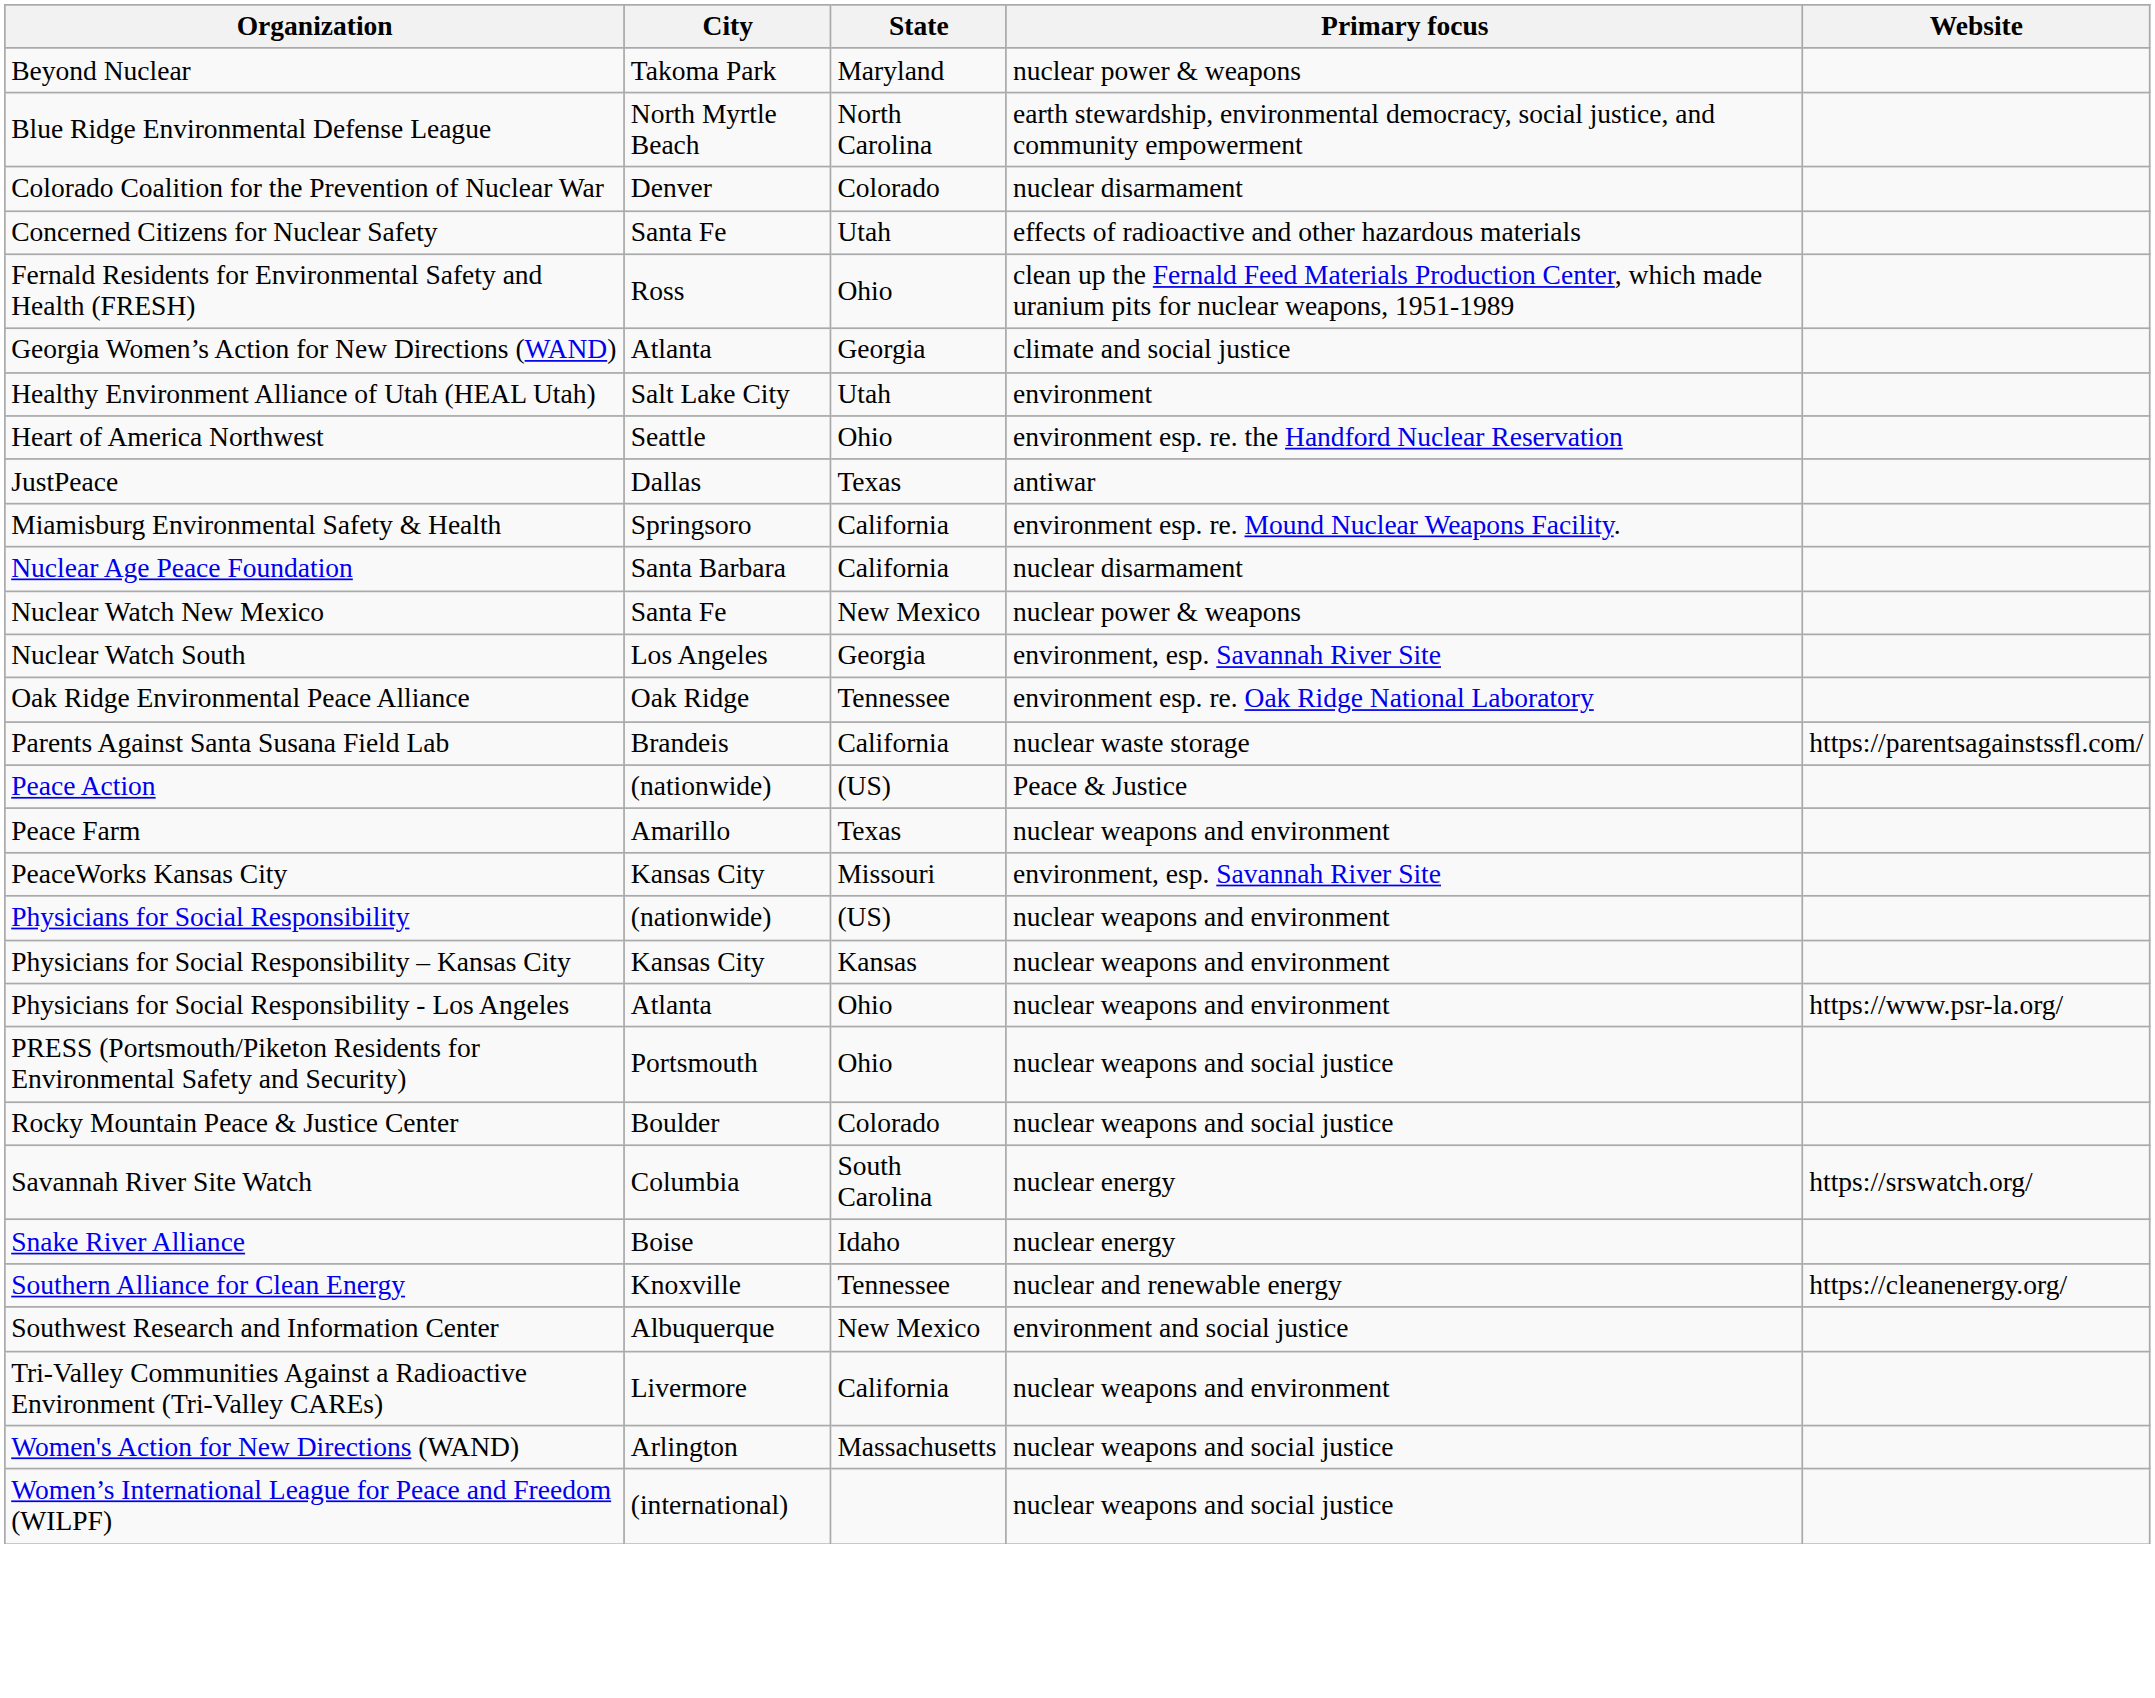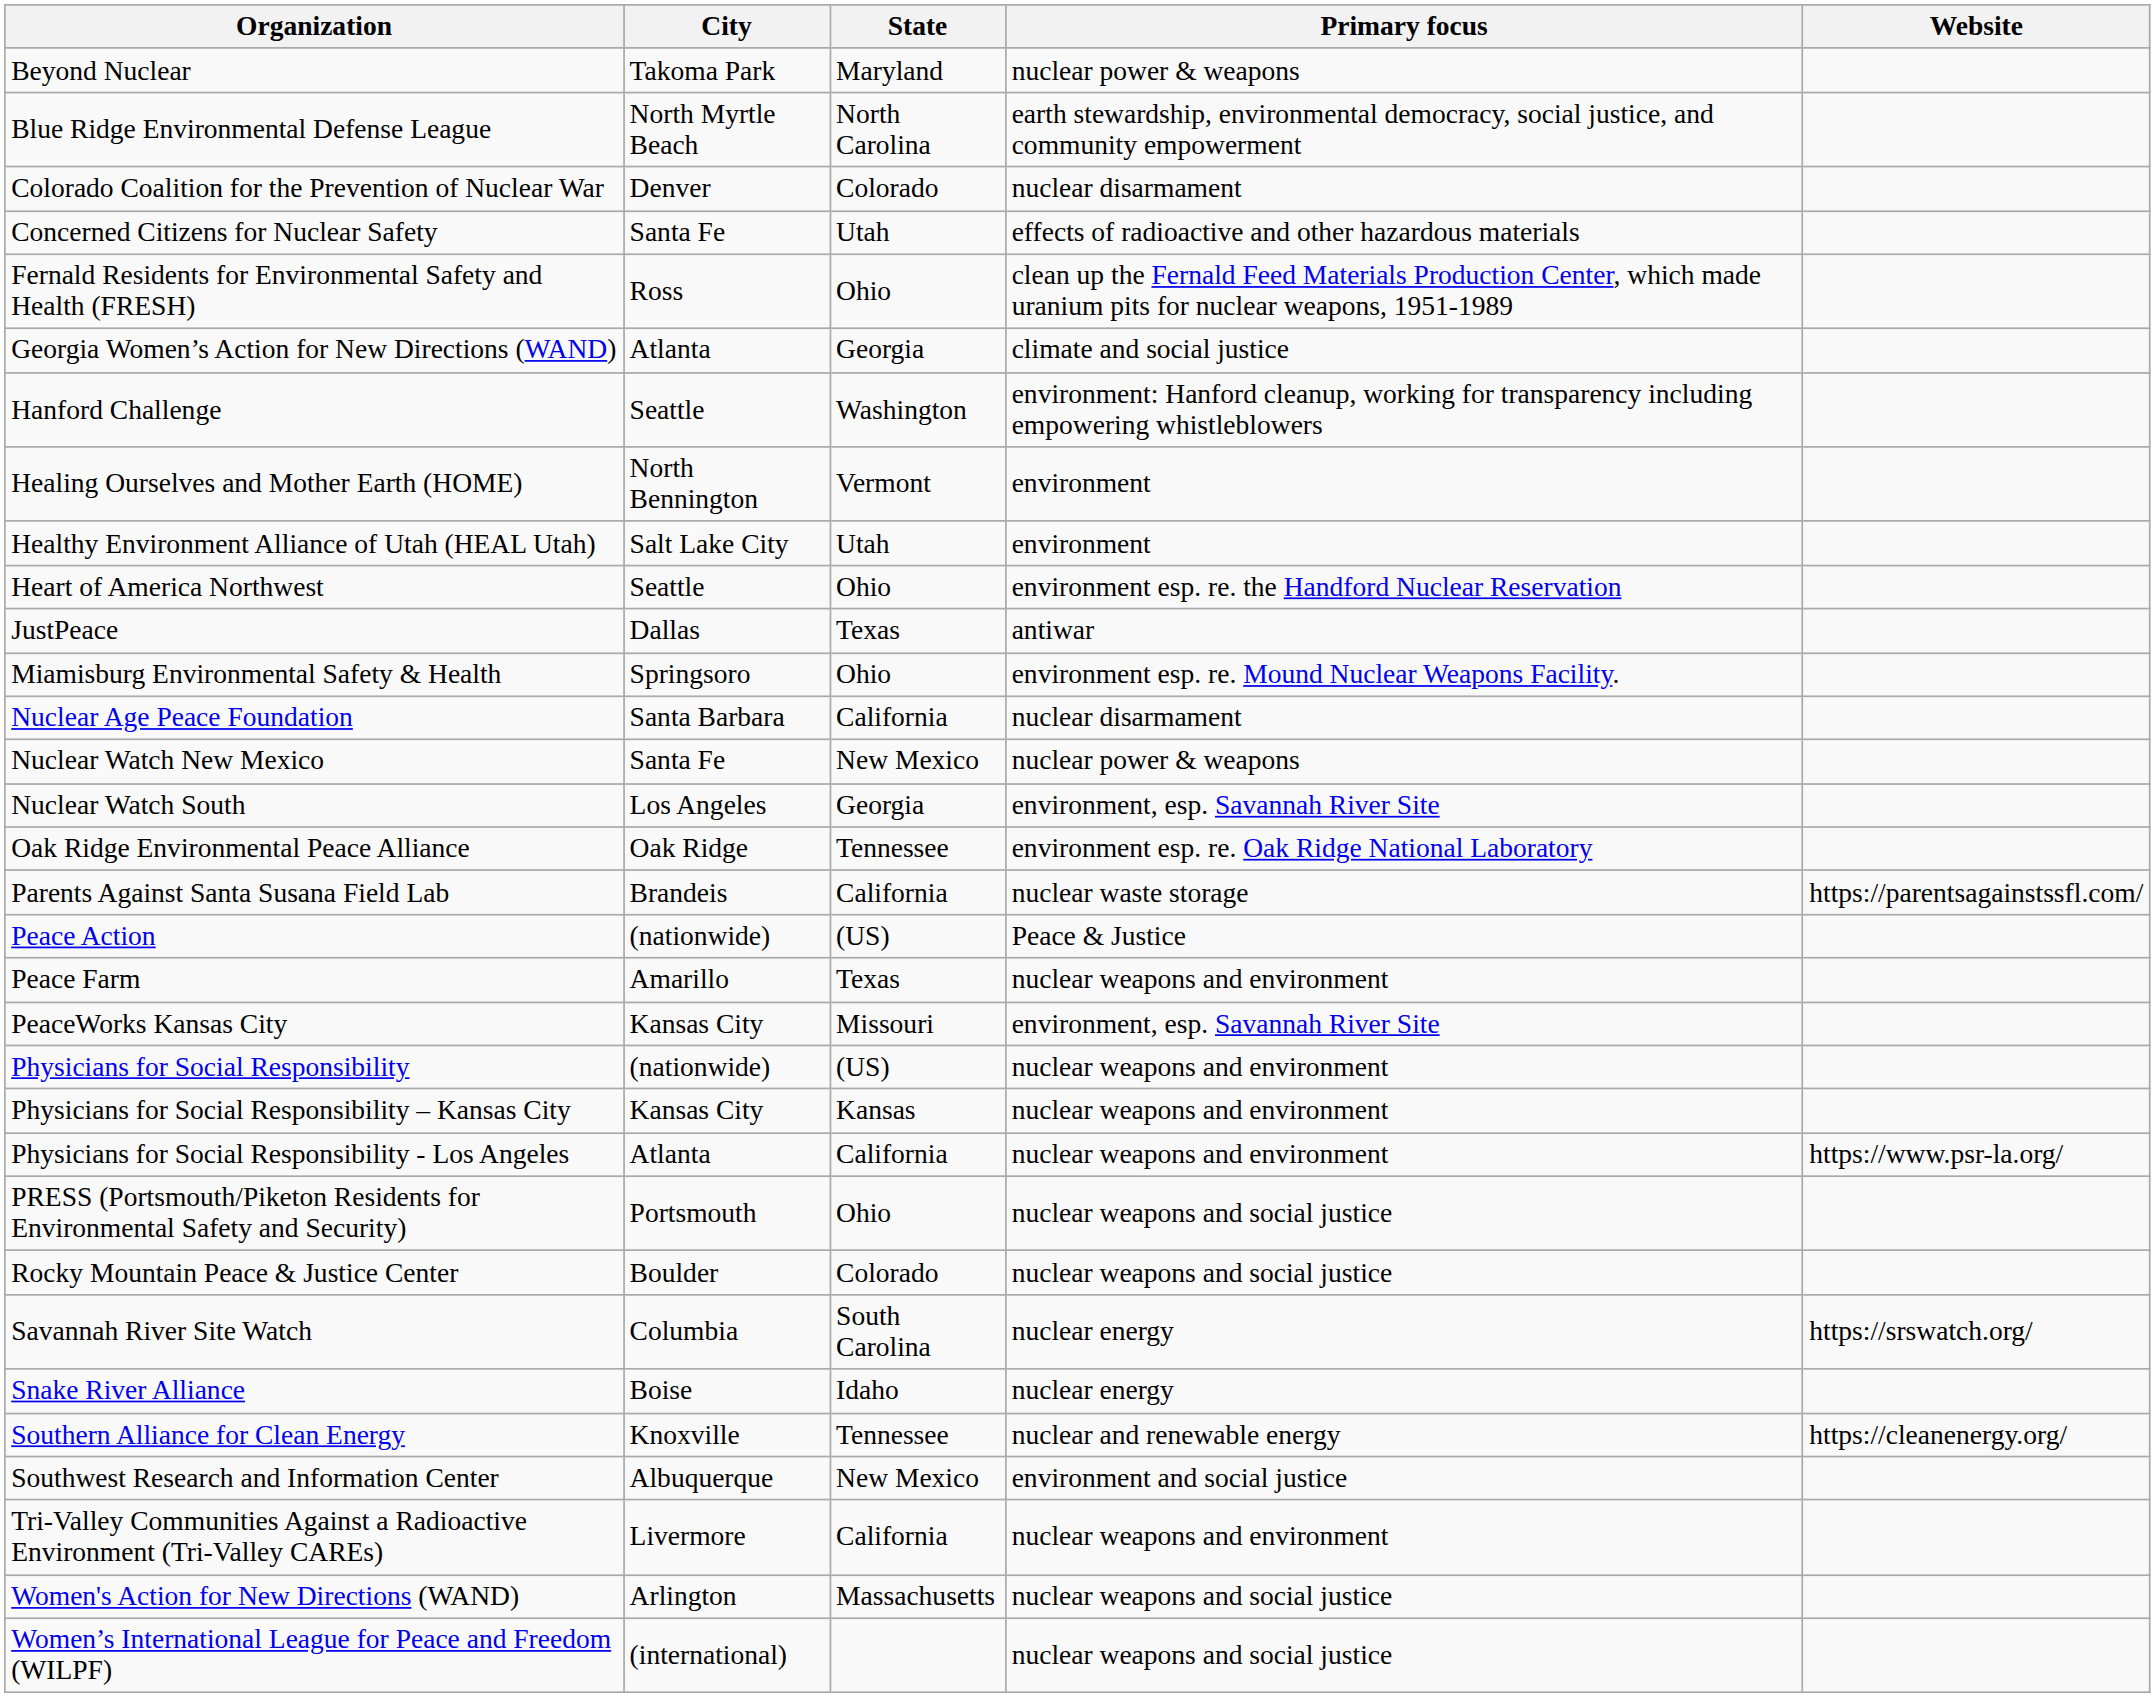+ row: (116, 409)
+ row: (267, 483)
(893, 524) California -> (864, 673) Ohio
(865, 1004) Ohio -> (892, 1153) California
